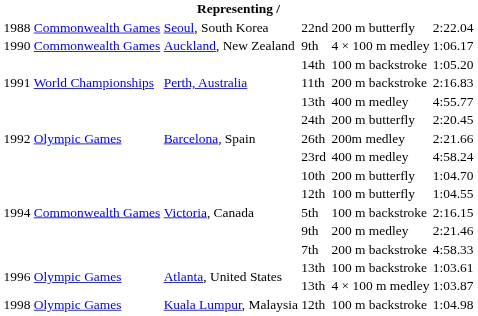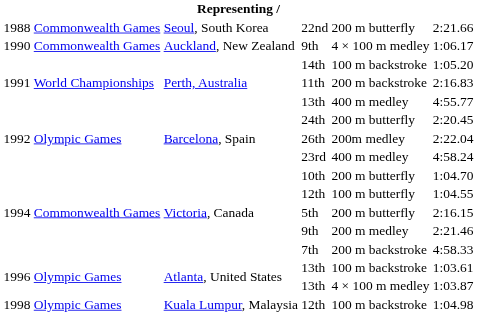(453, 27) 2:22.04 -> (453, 27) 2:21.66
(453, 138) 2:21.66 -> (453, 138) 2:22.04
(379, 212) 100 m backstroke -> (373, 212) 200 m butterfly
